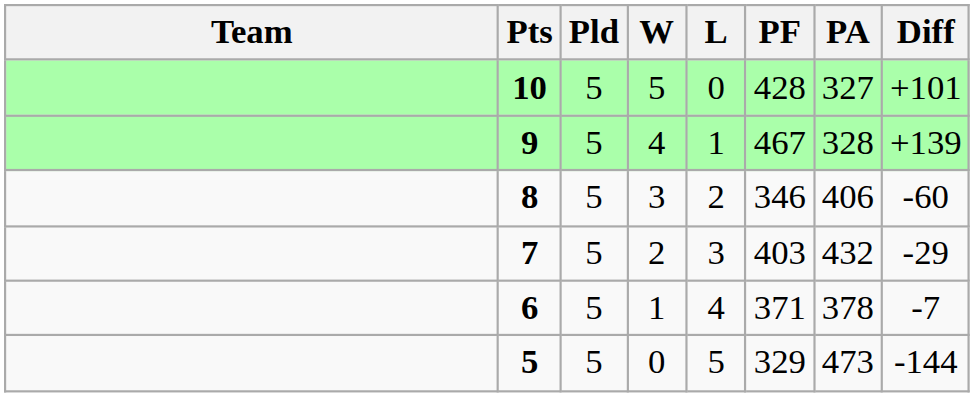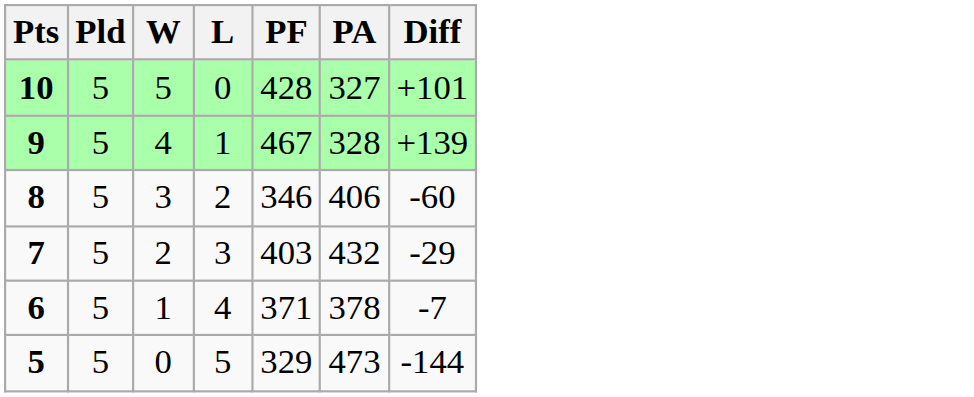- column: (252, 32)
